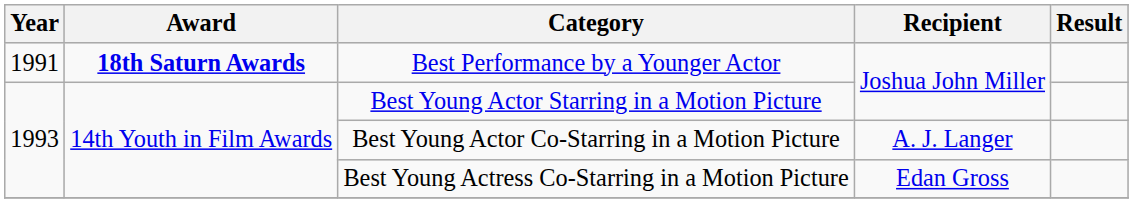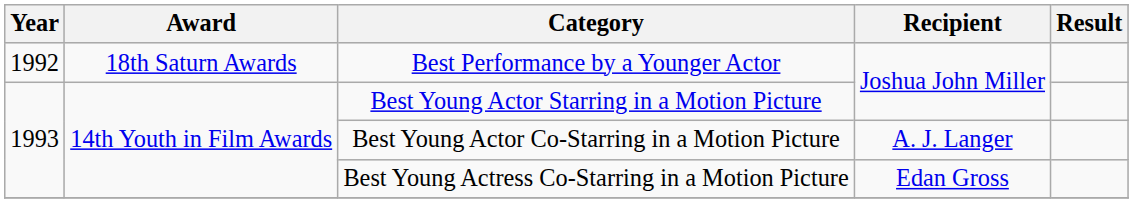(35, 62) 1991 -> (35, 62) 1992
(201, 62) bold -> (201, 62) normal
